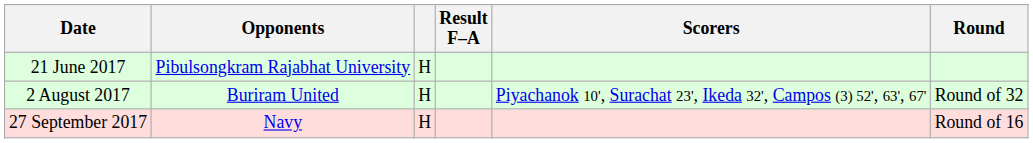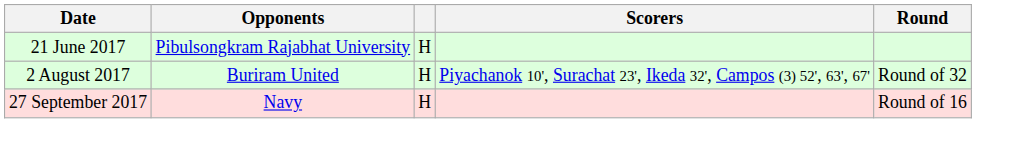- column: (464, 28)
